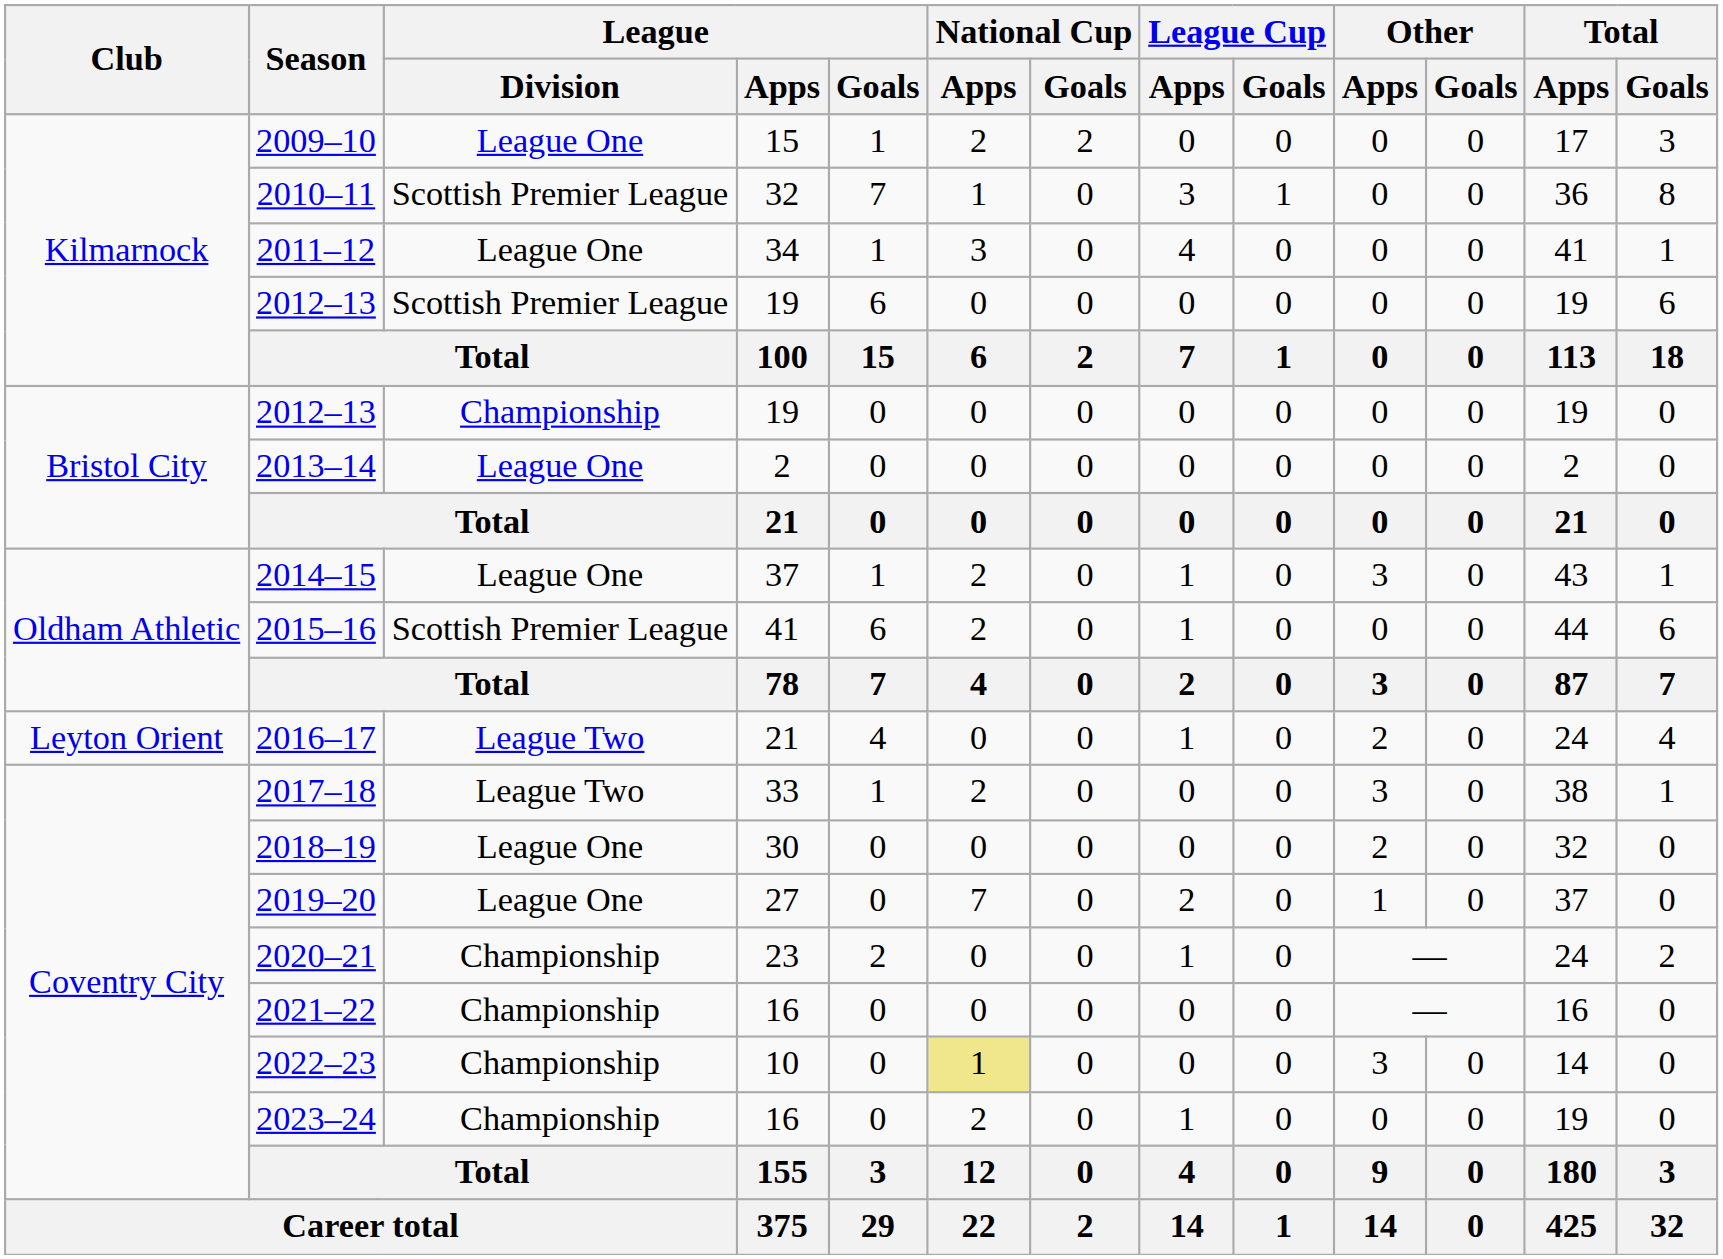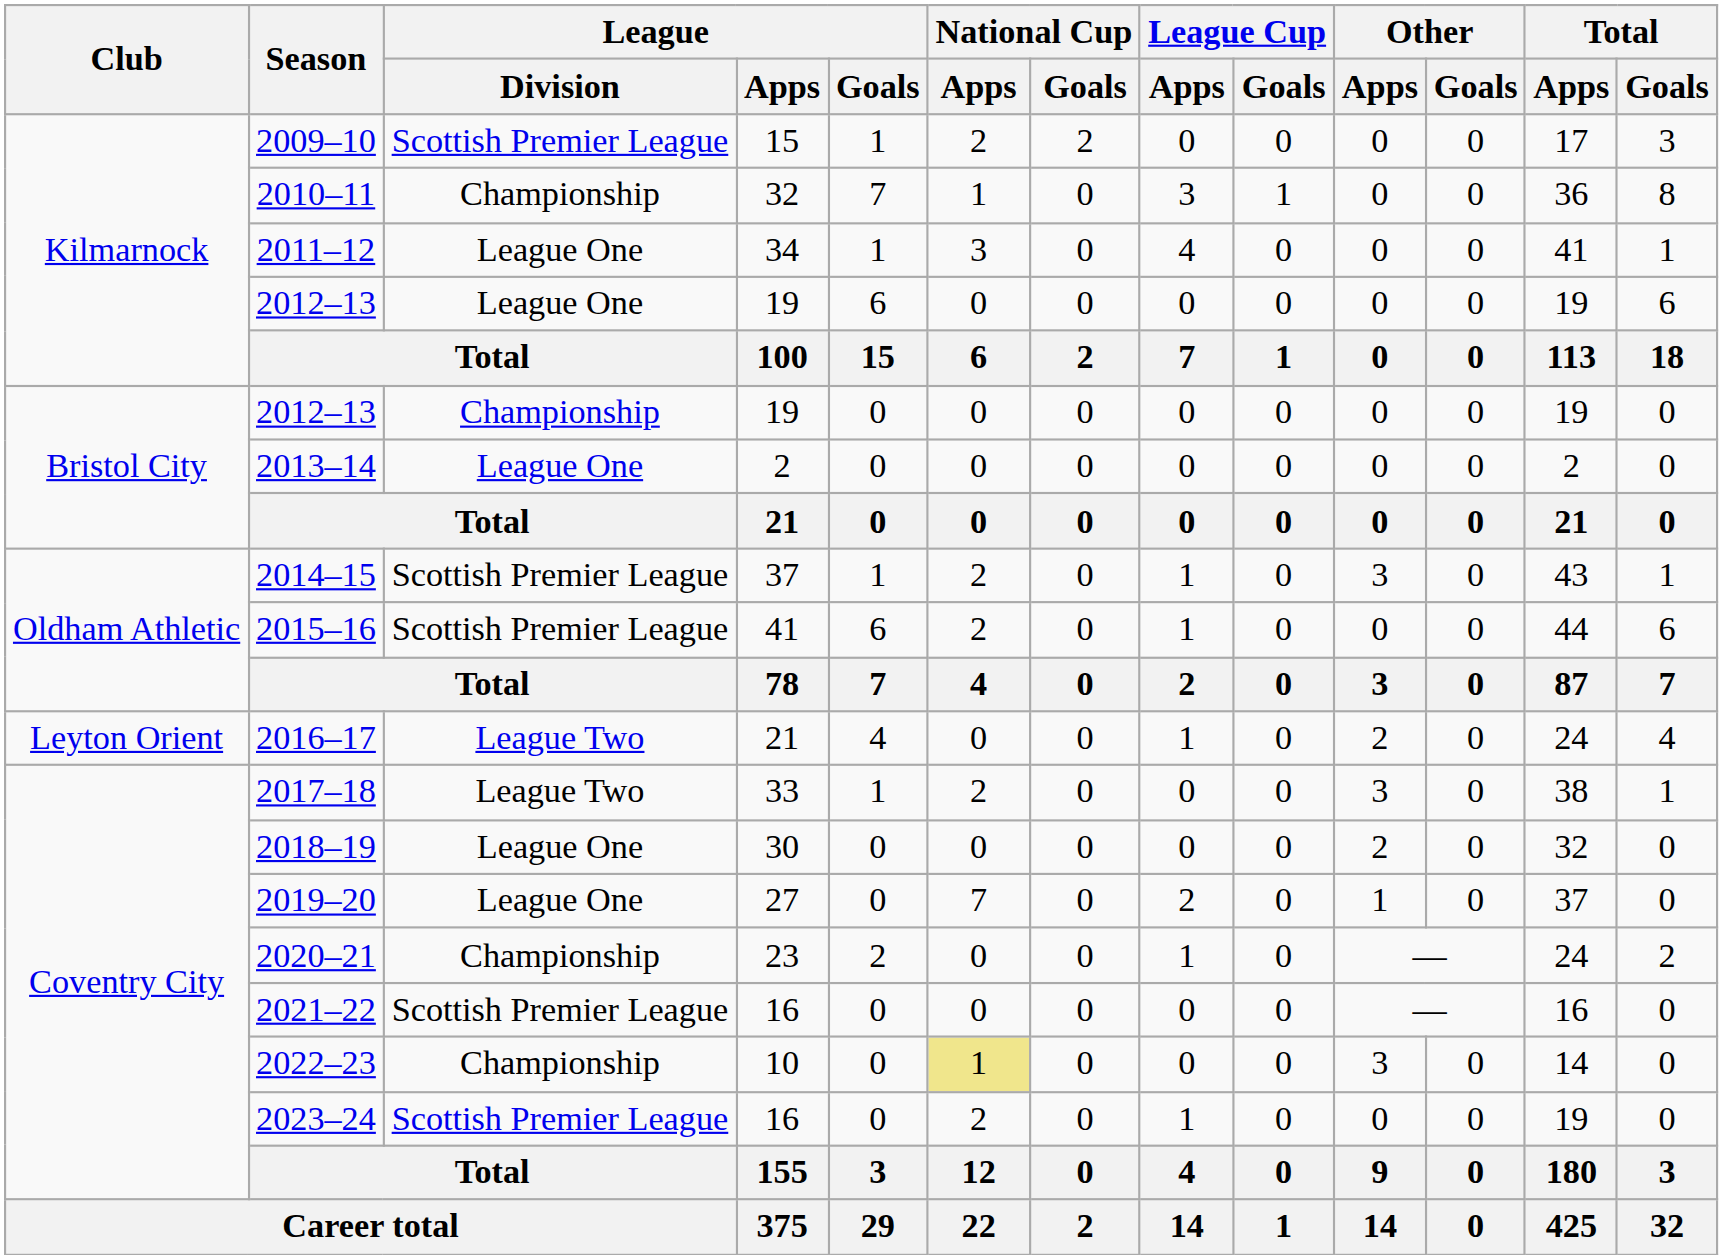(560, 140) League One -> (560, 140) Scottish Premier League
(560, 194) Scottish Premier League -> (560, 194) Championship
(560, 303) Scottish Premier League -> (560, 303) League One
(560, 574) League One -> (560, 574) Scottish Premier League
(560, 1009) Championship -> (560, 1009) Scottish Premier League
(560, 1117) Championship -> (560, 1117) Scottish Premier League
